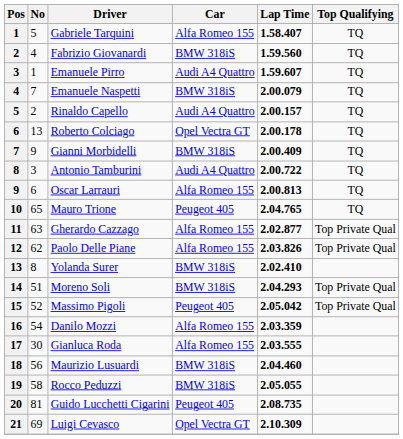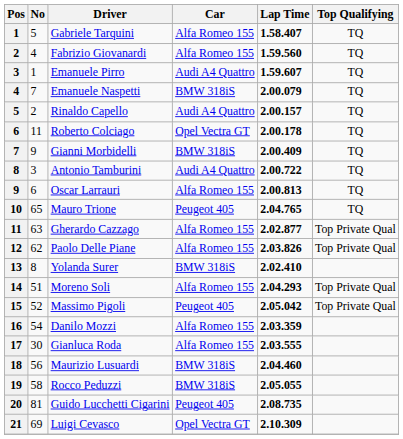(205, 52) BMW 318iS -> (215, 52) Alfa Romeo 155
(36, 130) 13 -> (36, 130) 11
(205, 287) BMW 318iS -> (215, 287) Alfa Romeo 155
